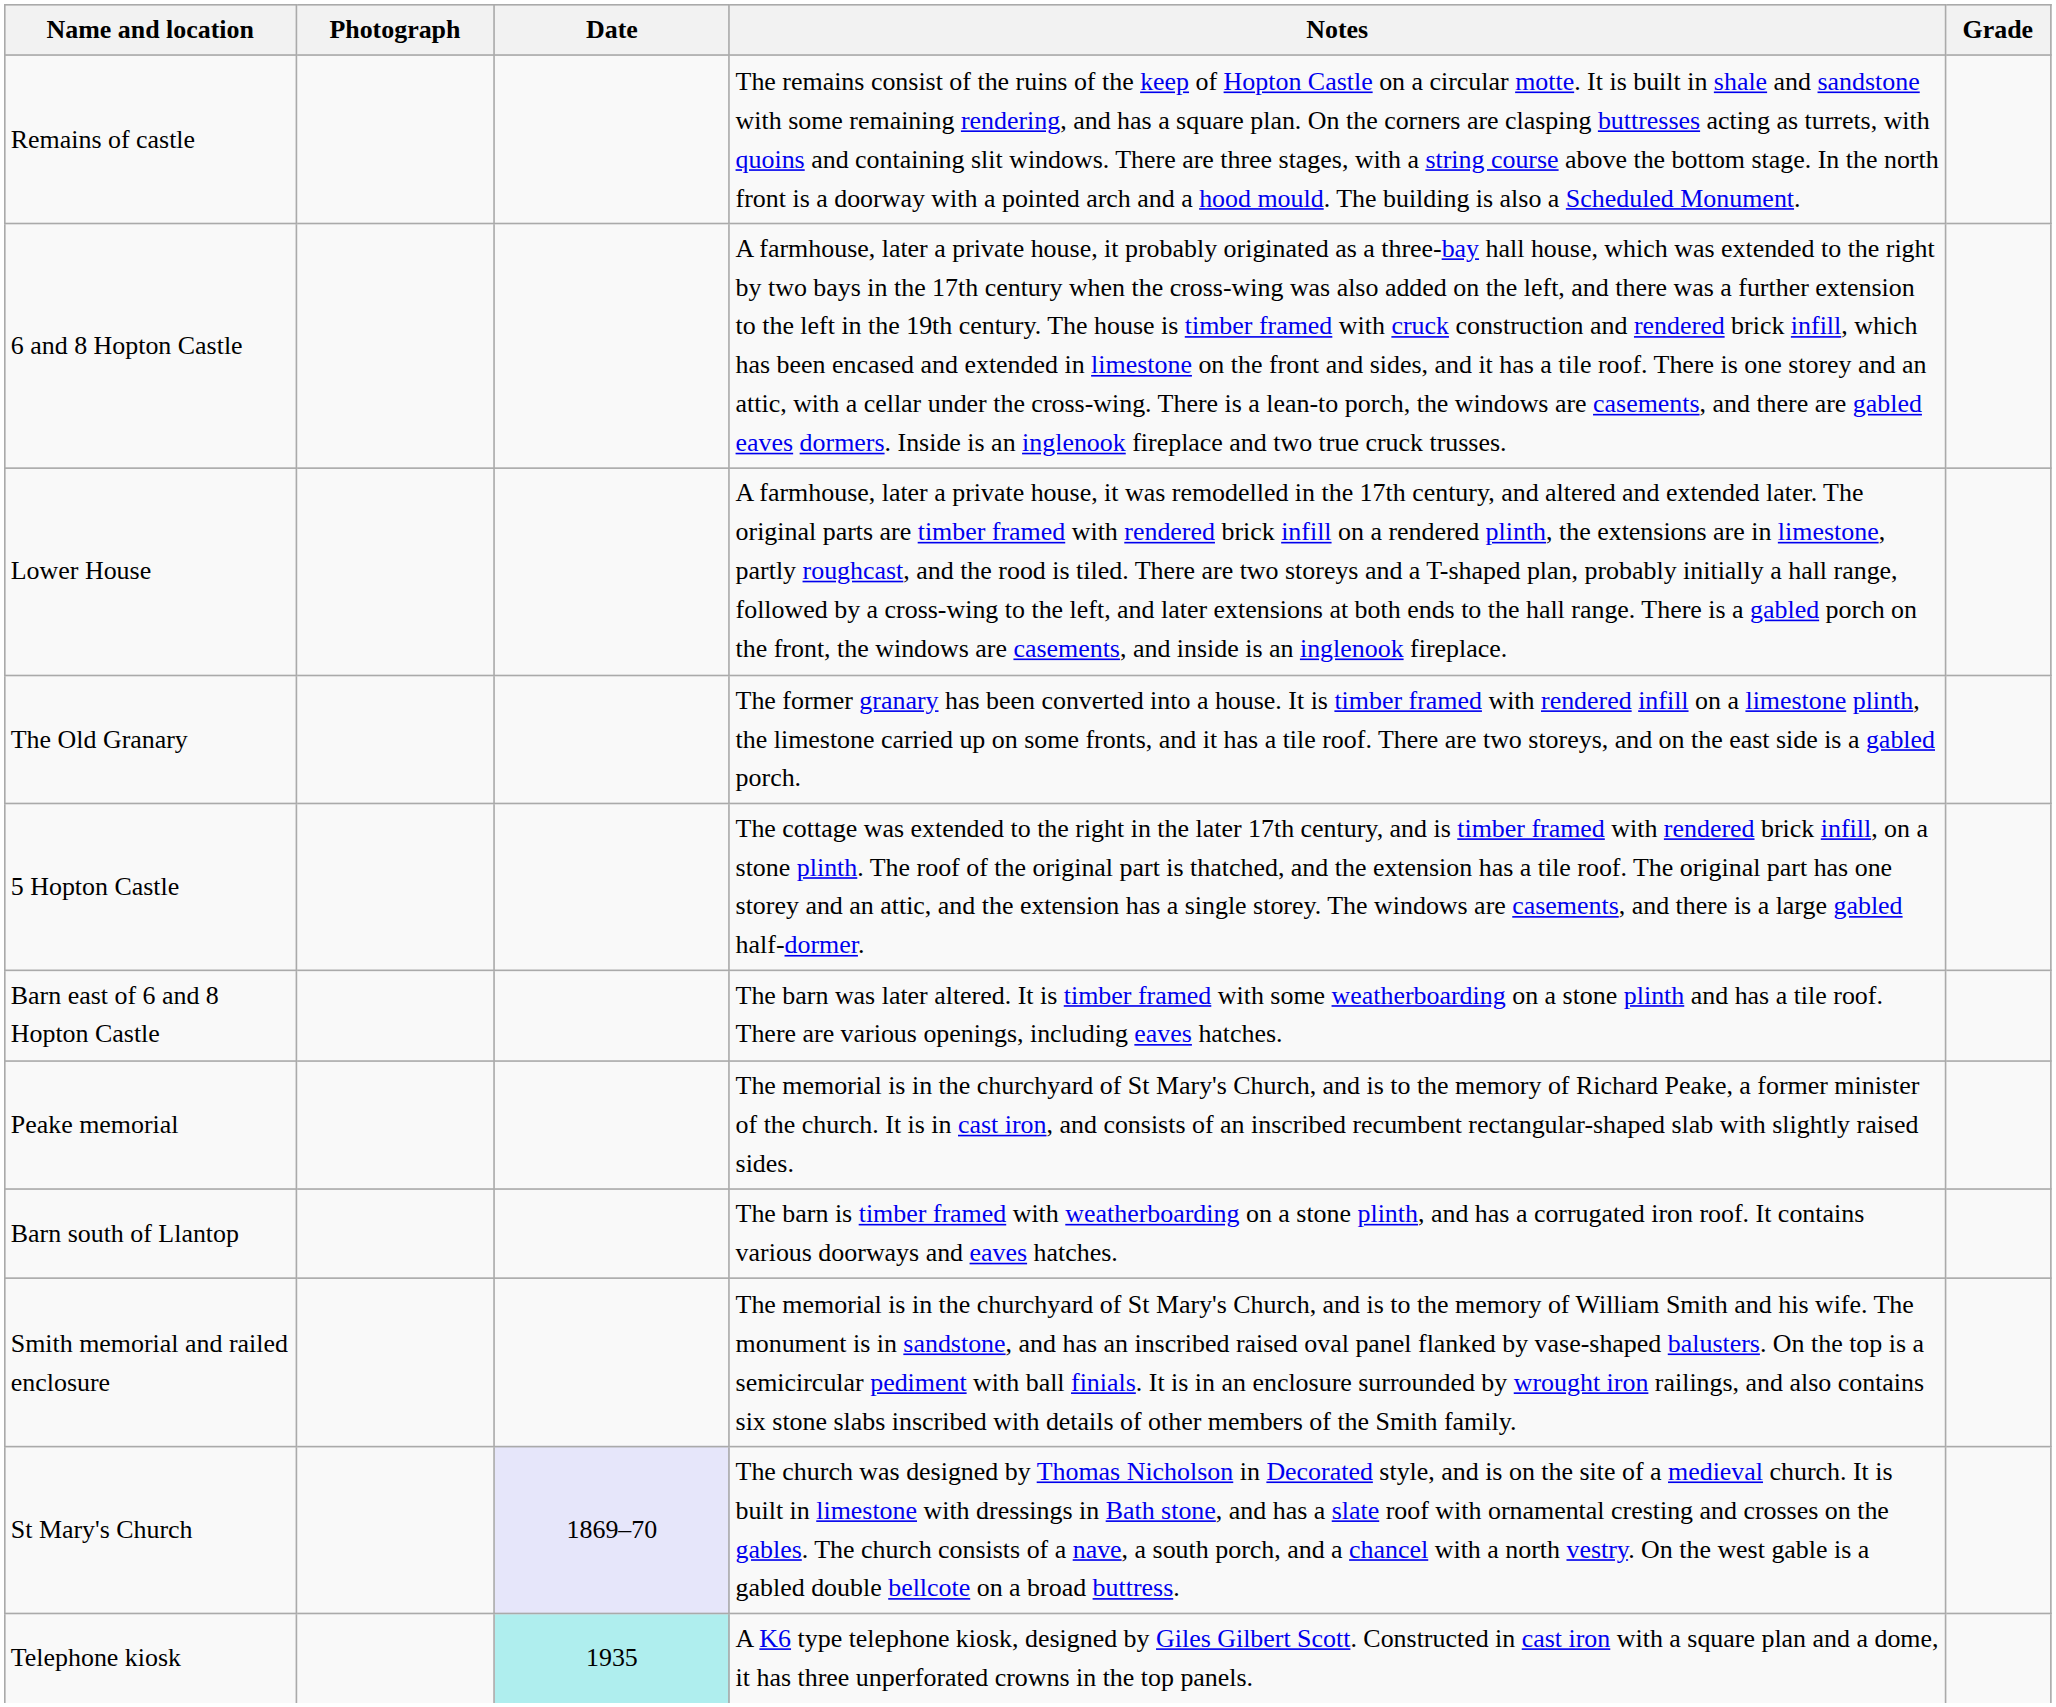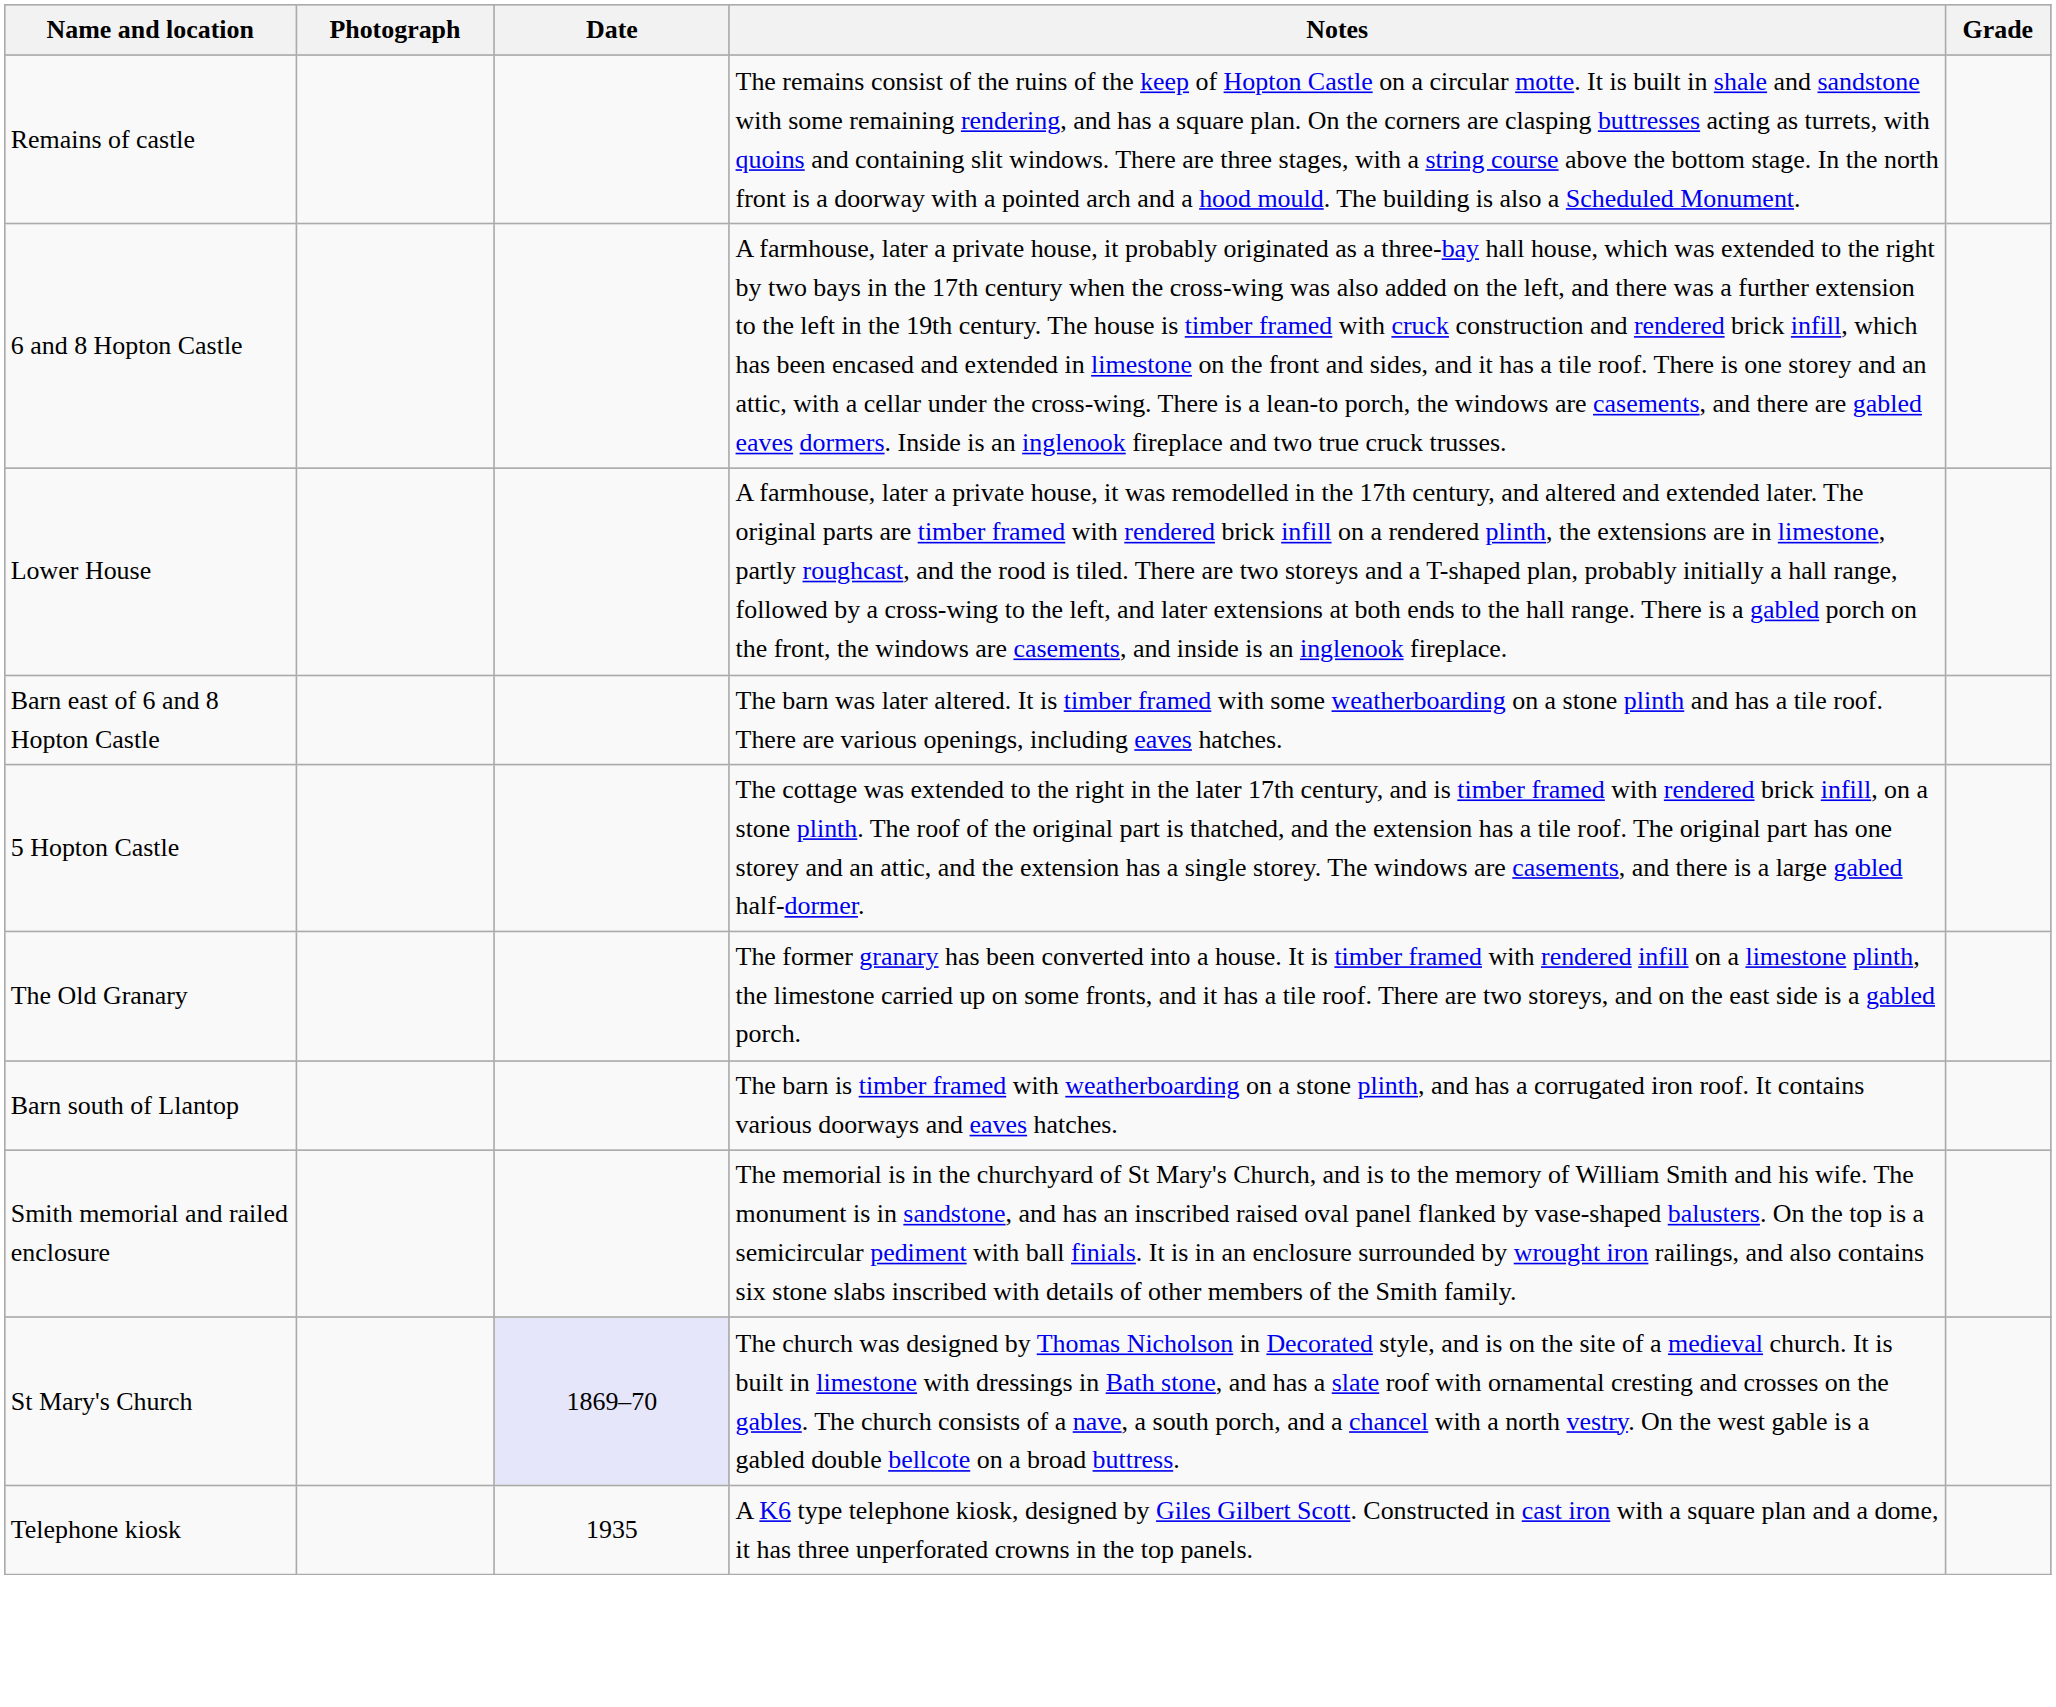rows swapped: (99, 738) <-> (115, 1015)
- row: (95, 1124)
(612, 1658) paleturquoise background -> (612, 1529) no background
